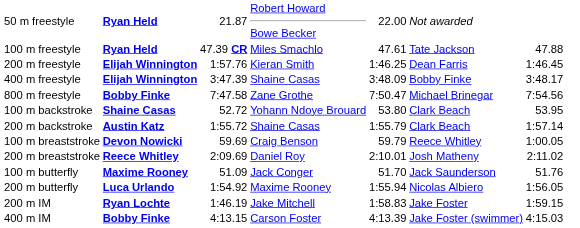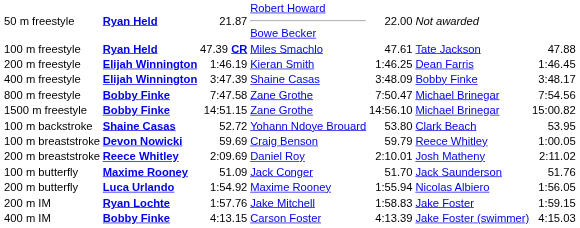(229, 64) 1:57.76 -> (229, 64) 1:46.19
+ row: (45, 110)
- row: (48, 126)
(229, 203) 1:46.19 -> (229, 203) 1:57.76
